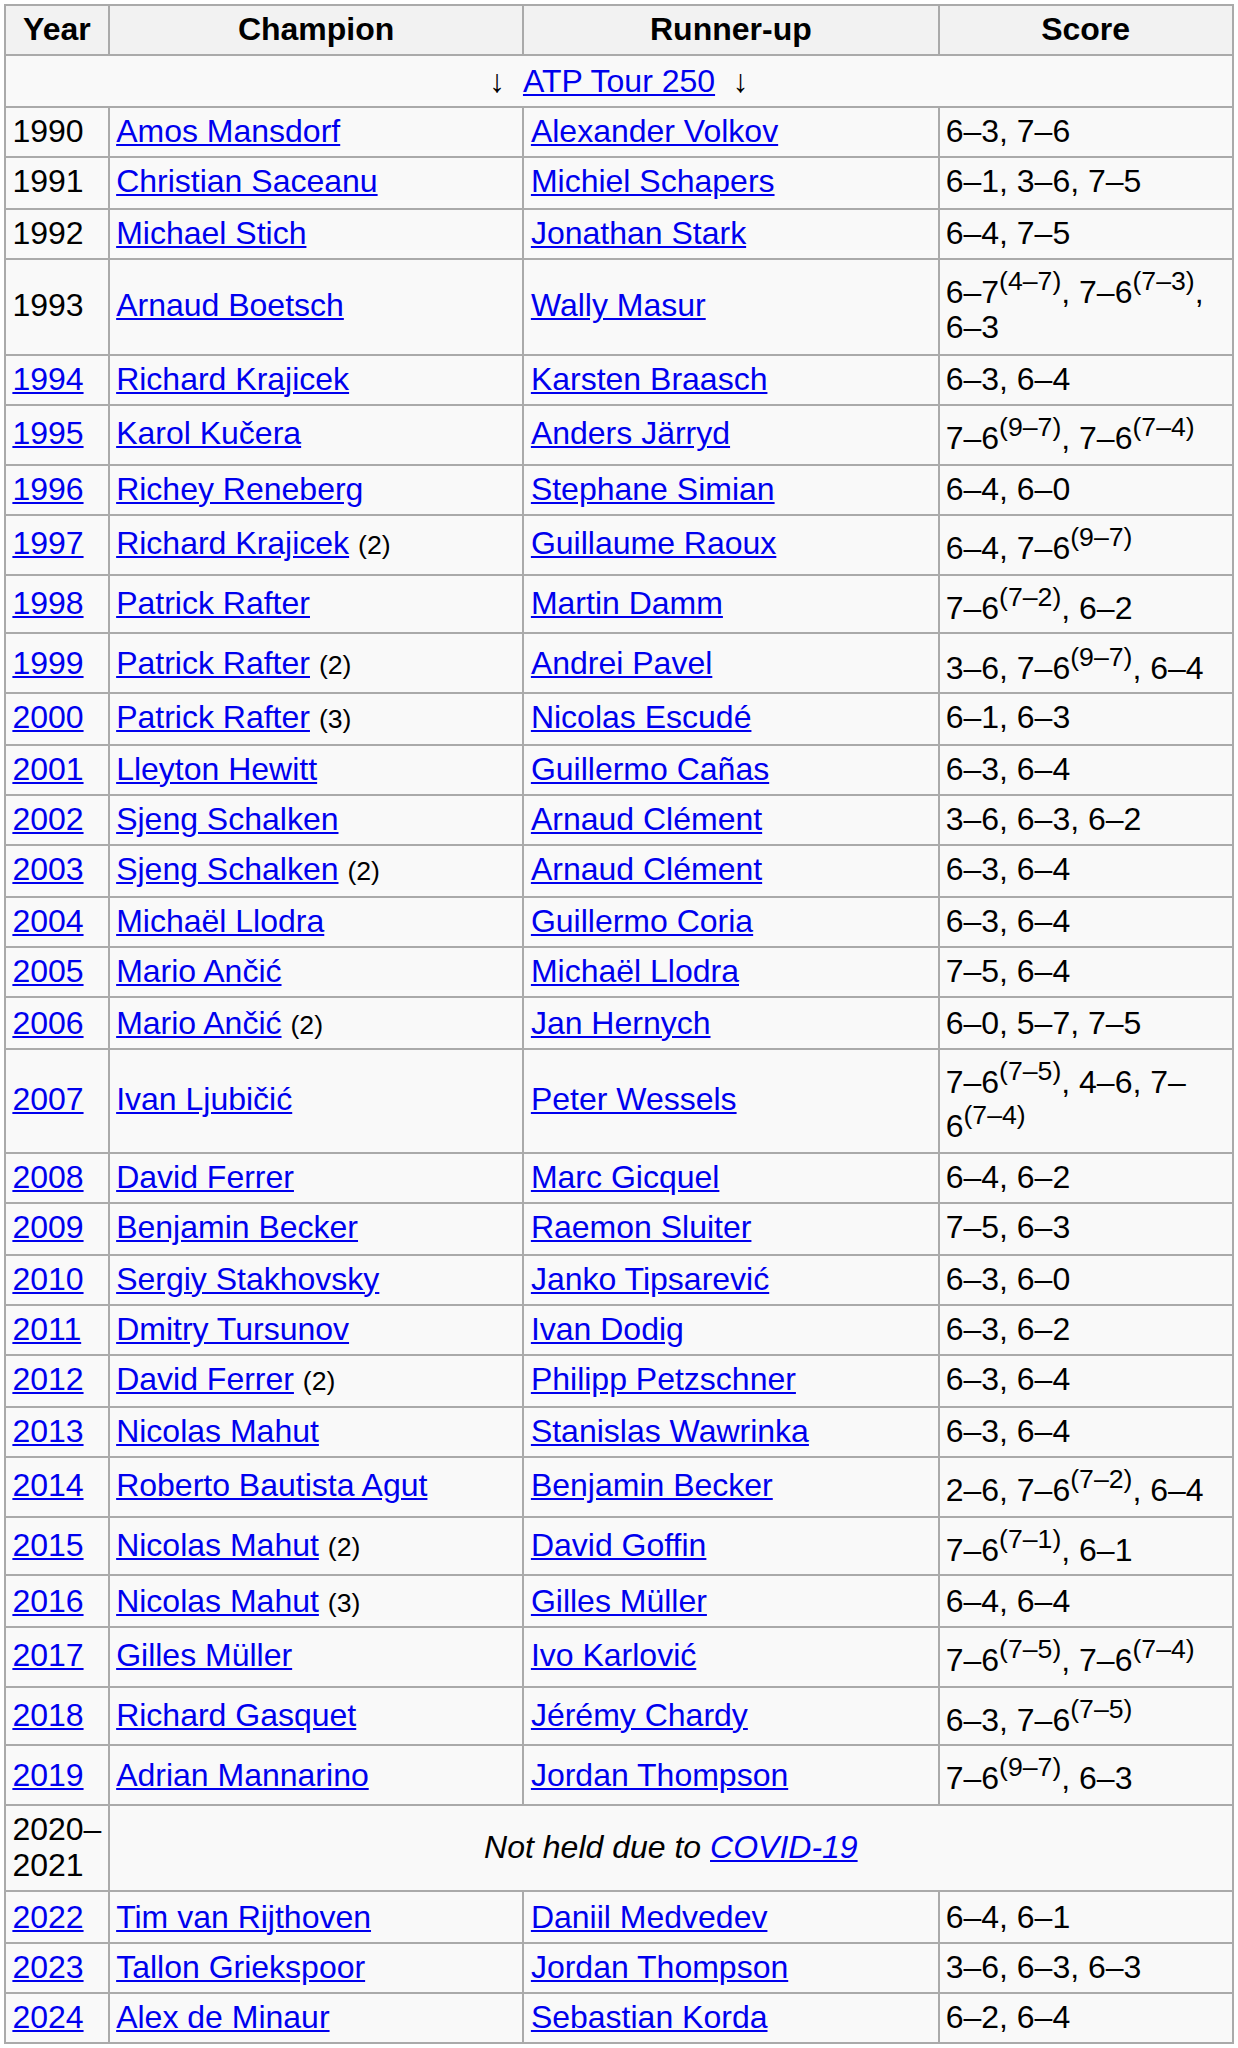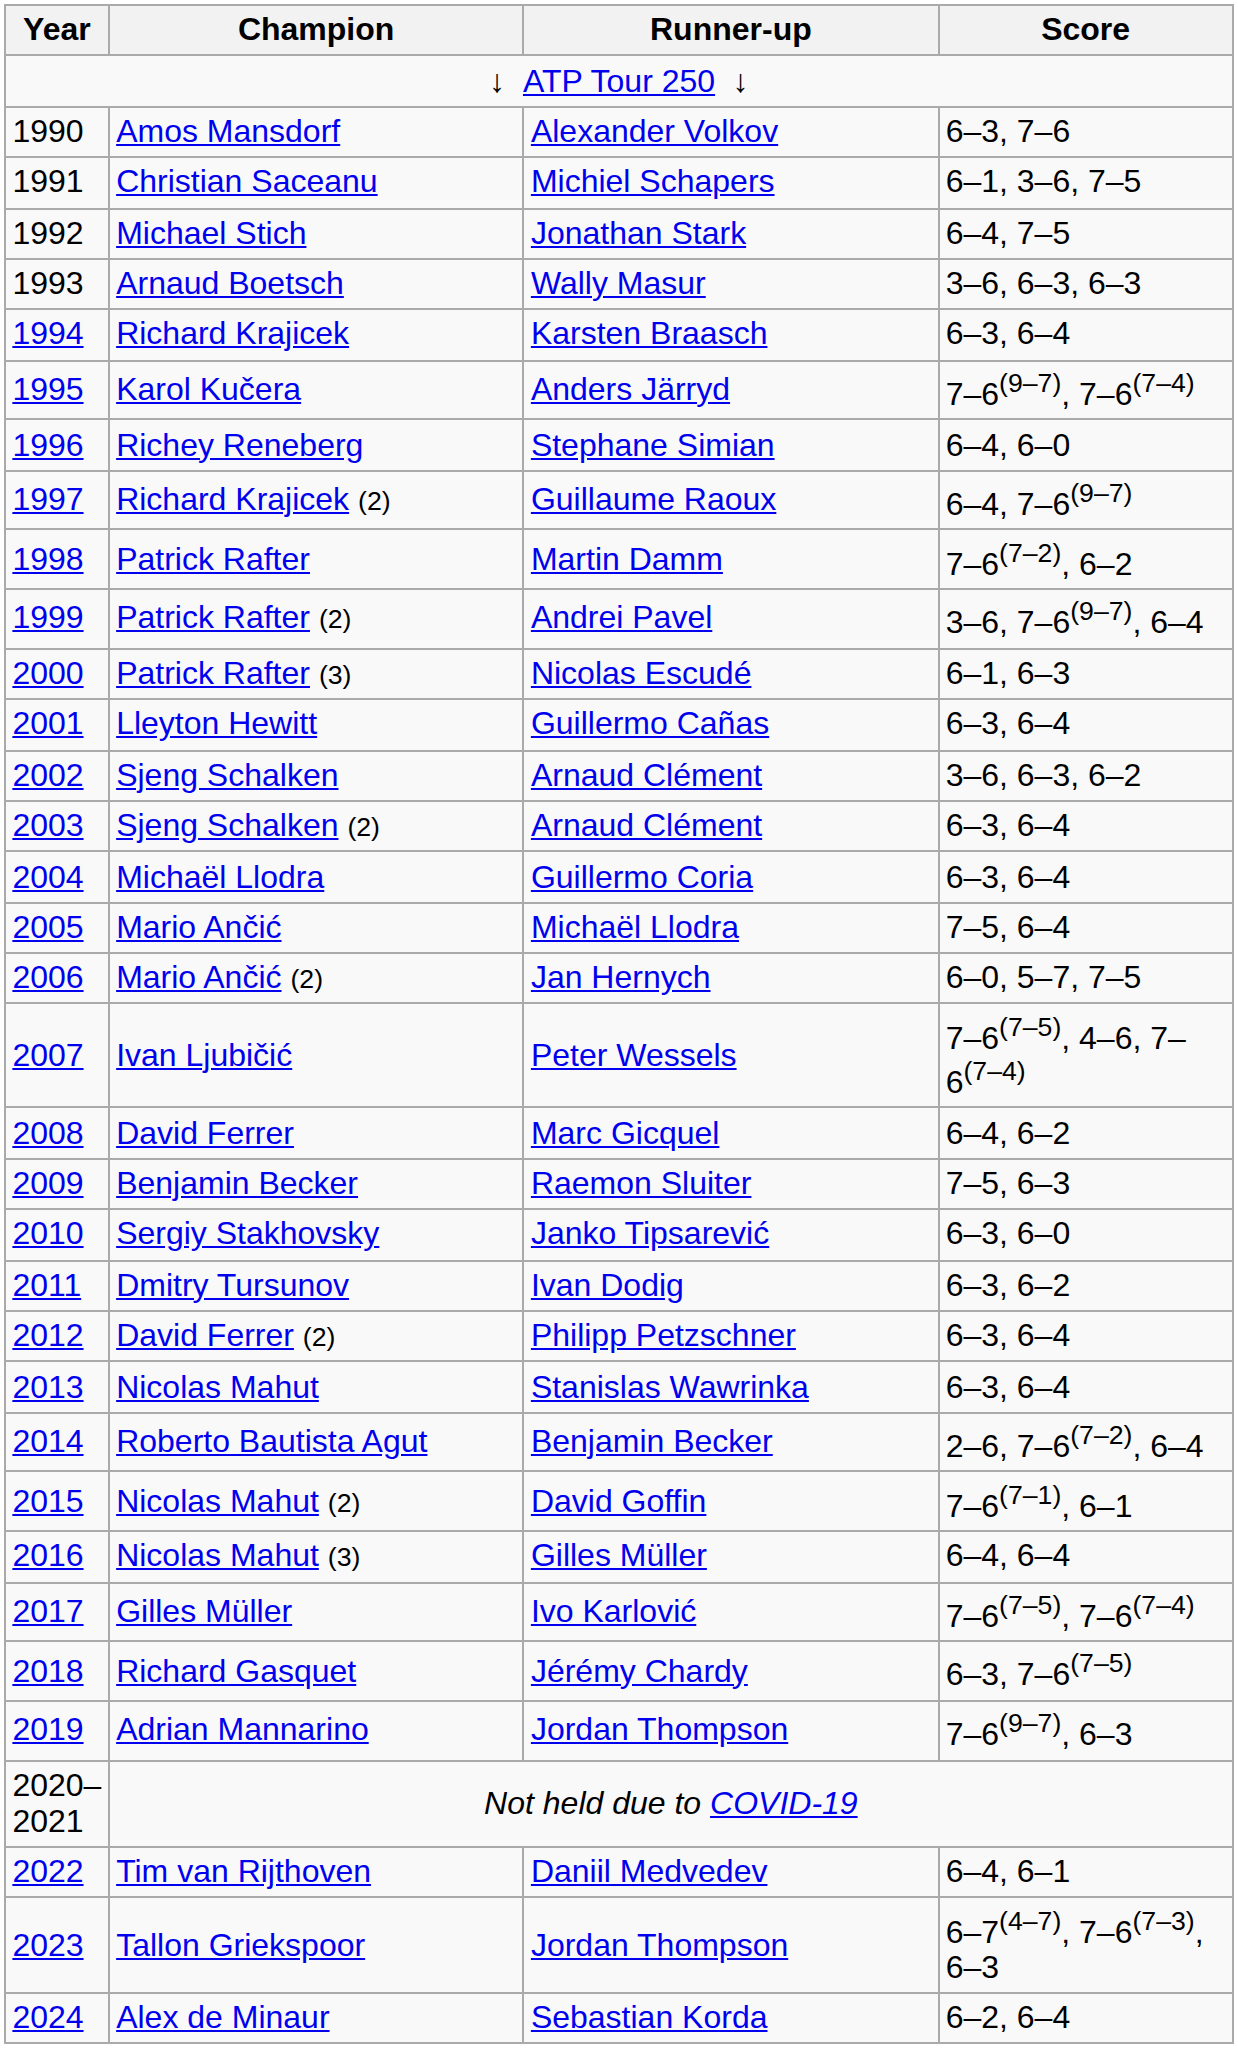(1075, 305) 6–7(4–7), 7–6(7–3), 6–3 -> (1044, 283) 3–6, 6–3, 6–3
(1044, 1967) 3–6, 6–3, 6–3 -> (1075, 1944) 6–7(4–7), 7–6(7–3), 6–3
